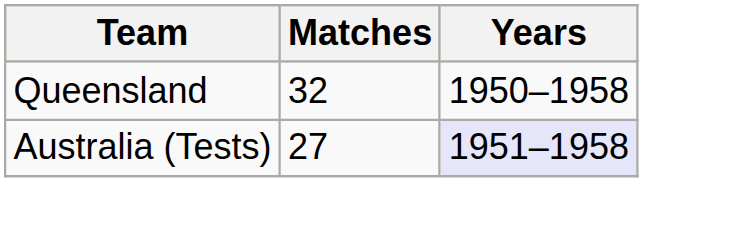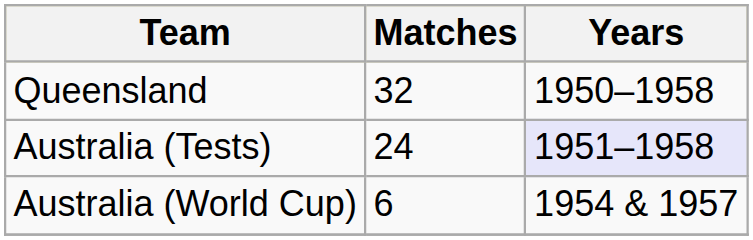(308, 147) 27 -> (393, 147) 24
+ row: (185, 204)
